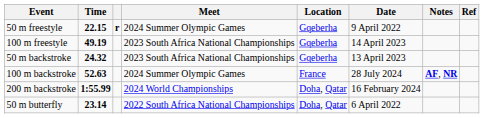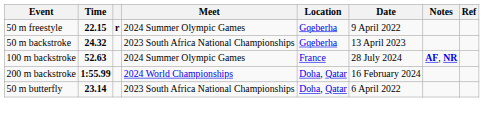- row: (37, 43)
(209, 105) 2022 South Africa National Championships -> (209, 89) 2023 South Africa National Championships
